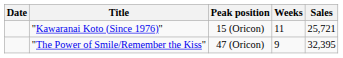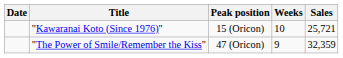(279, 28) 11 -> (279, 28) 10
(322, 45) 32,395 -> (322, 45) 32,359
